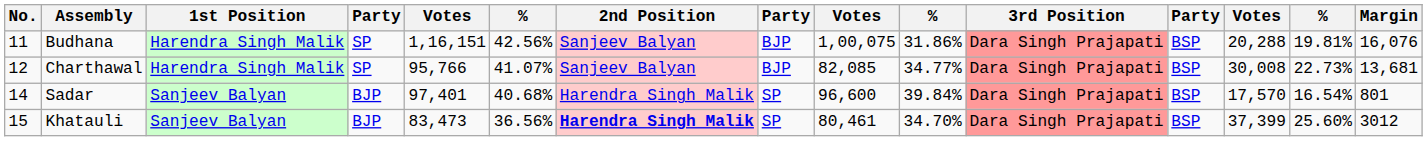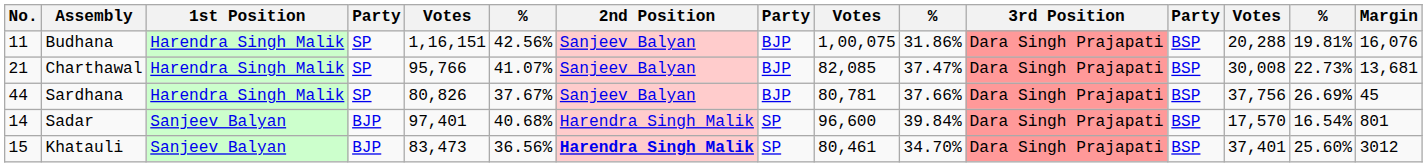(18, 70) 12 -> (18, 70) 21
(933, 70) 34.77% -> (933, 70) 37.47%
+ row: (84, 96)
(1257, 123) 37,399 -> (1257, 149) 37,401
